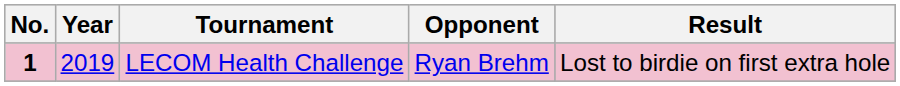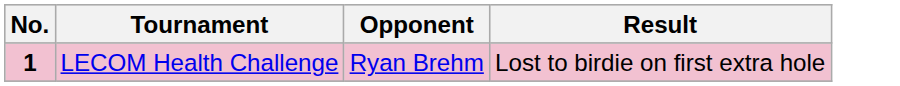- column: (87, 24)
